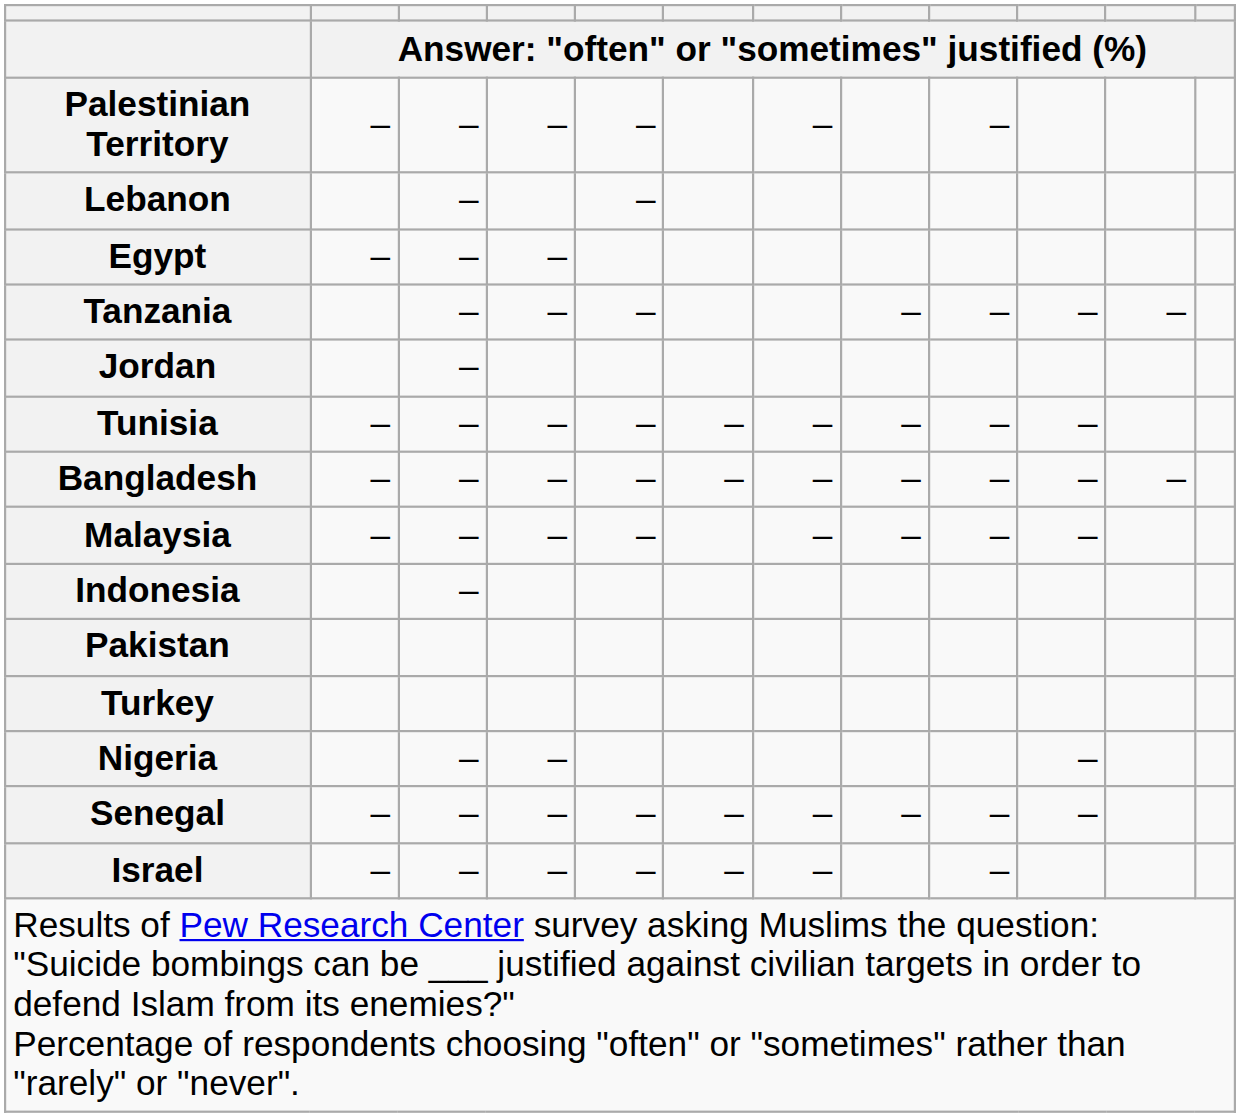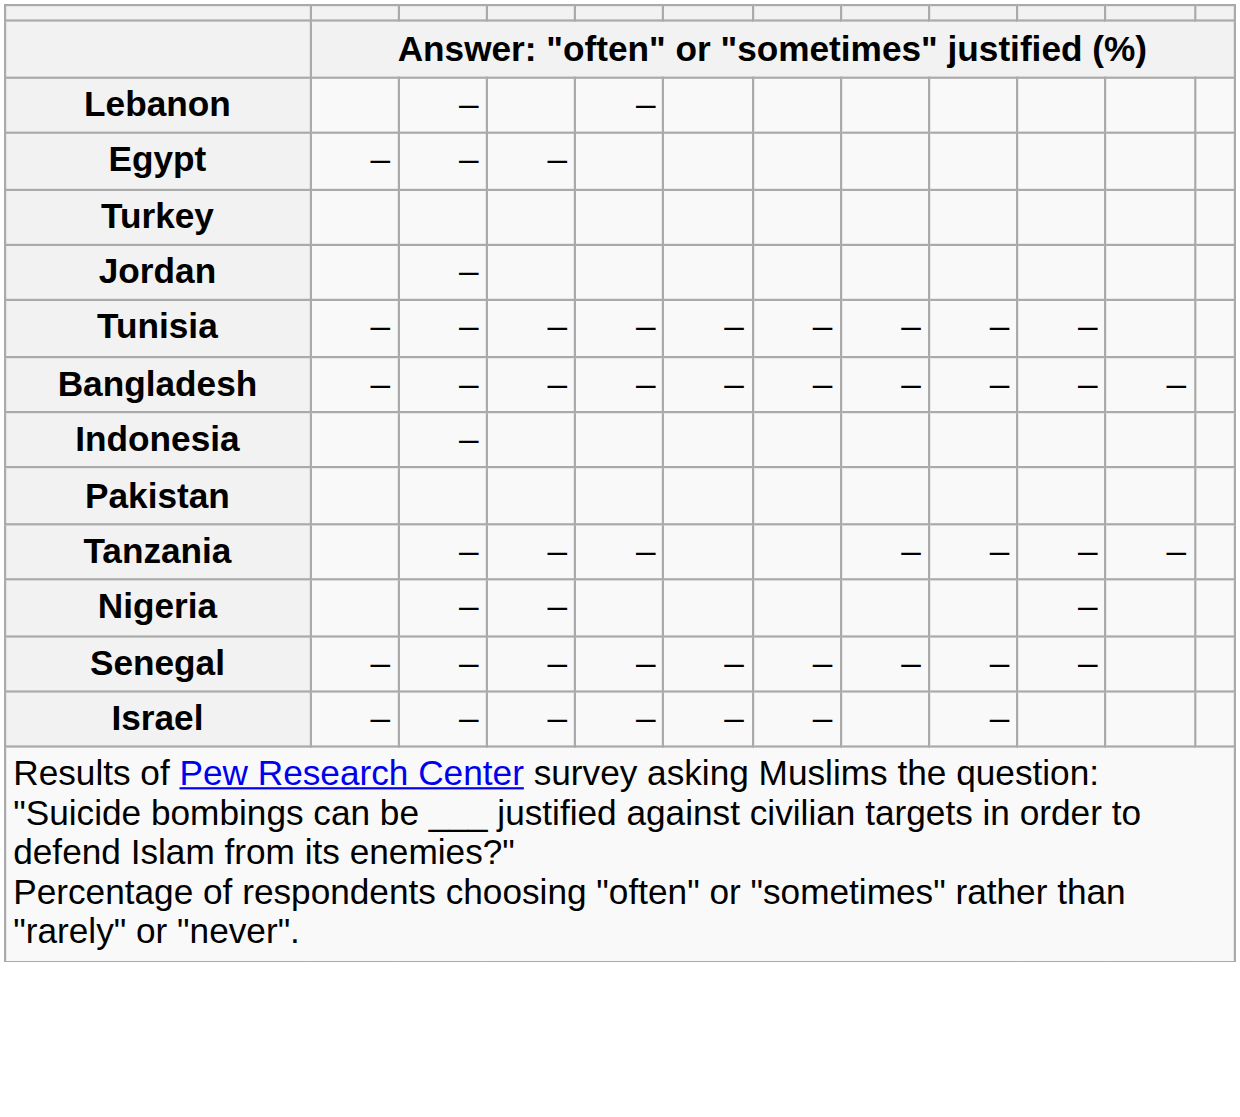- row: (157, 124)
rows swapped: (157, 702) <-> (157, 311)
- row: (157, 534)
